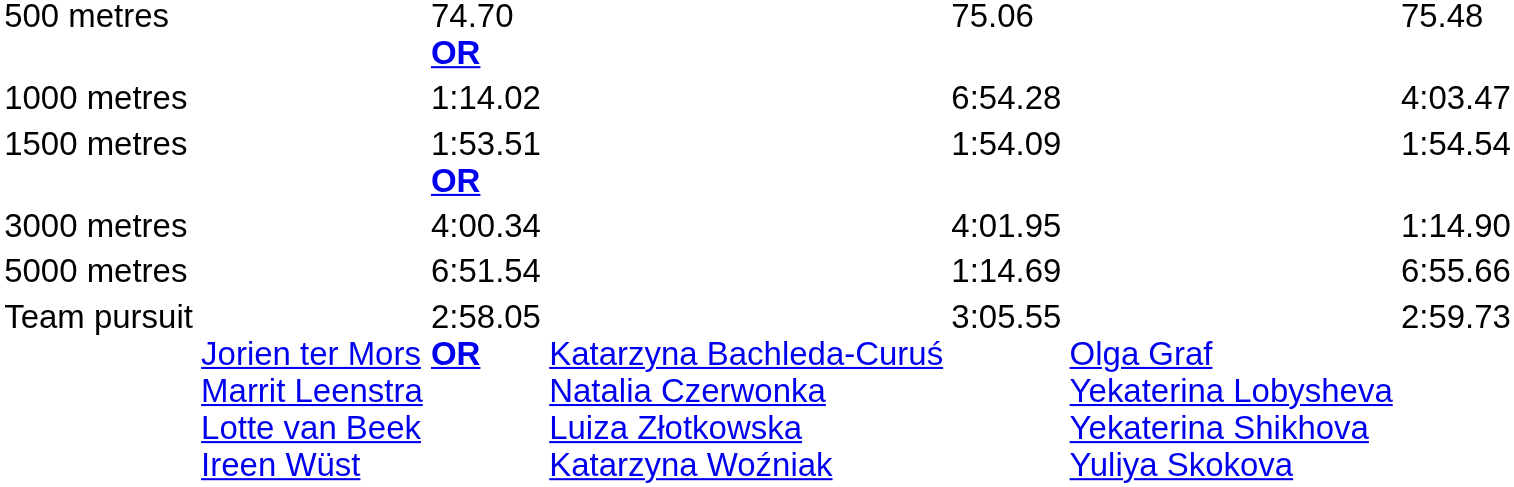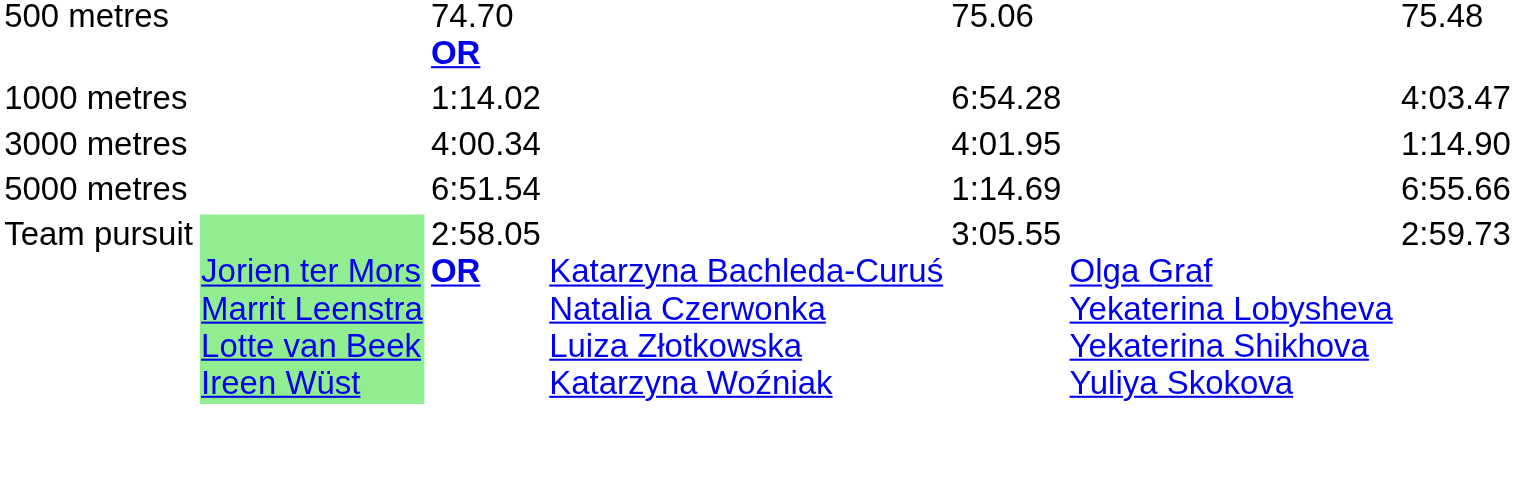- row: (96, 143)
(312, 409) no background -> (312, 327) lightgreen background
